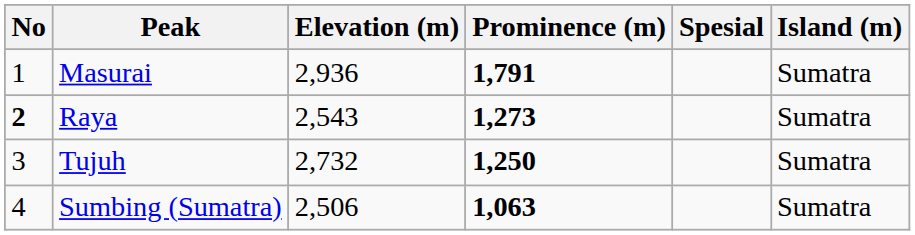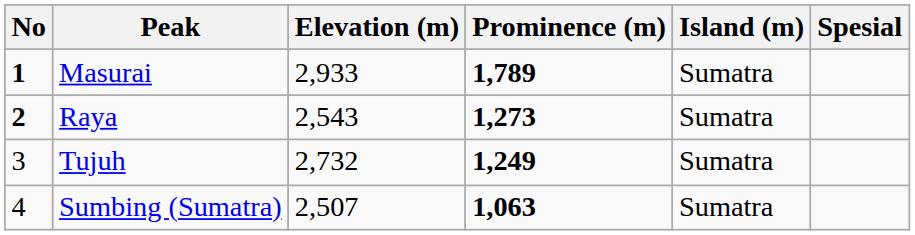columns swapped: (840, 26) <-> (721, 26)
(18, 71) normal -> (18, 71) bold
(327, 71) 2,936 -> (327, 71) 2,933
(504, 71) 1,791 -> (504, 71) 1,789
(504, 161) 1,250 -> (504, 161) 1,249
(327, 206) 2,506 -> (327, 206) 2,507
